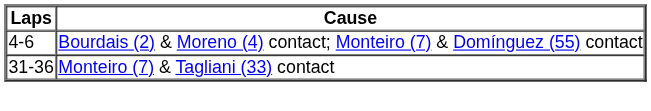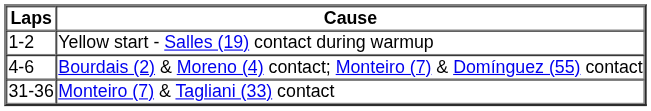+ row: (246, 42)
